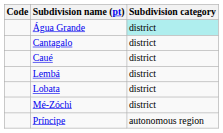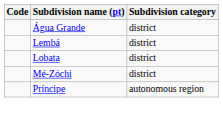(142, 27) paleturquoise background -> (142, 27) no background
- row: (53, 43)
- row: (43, 58)
